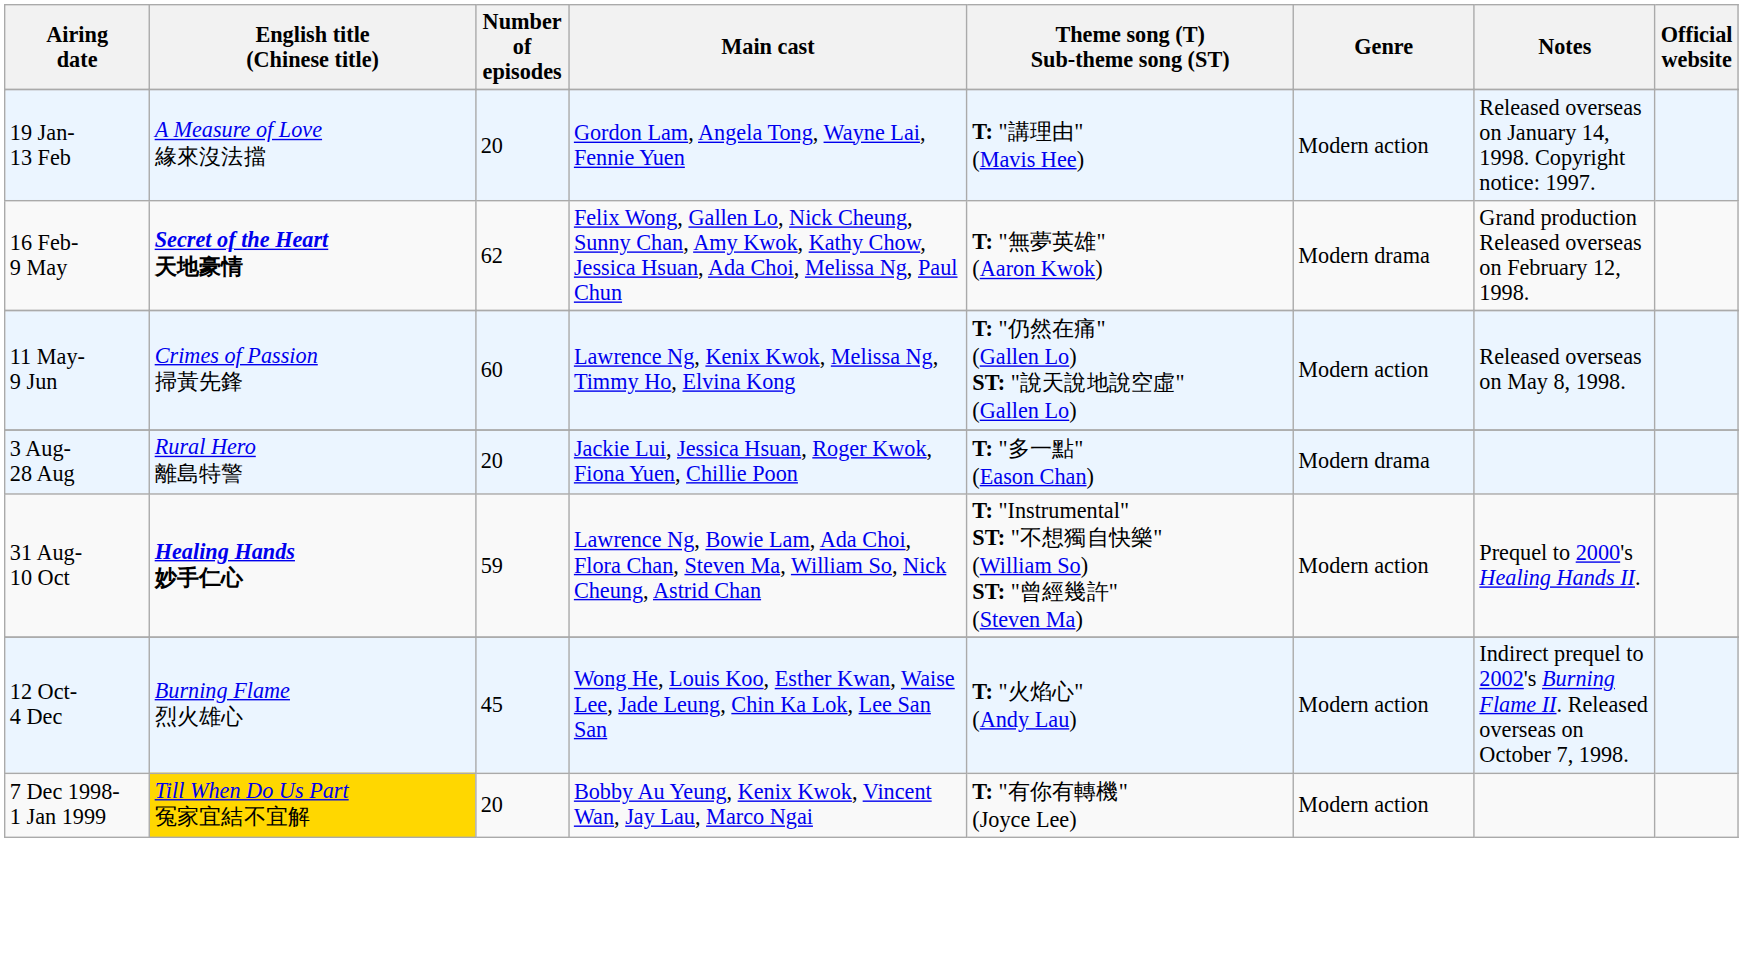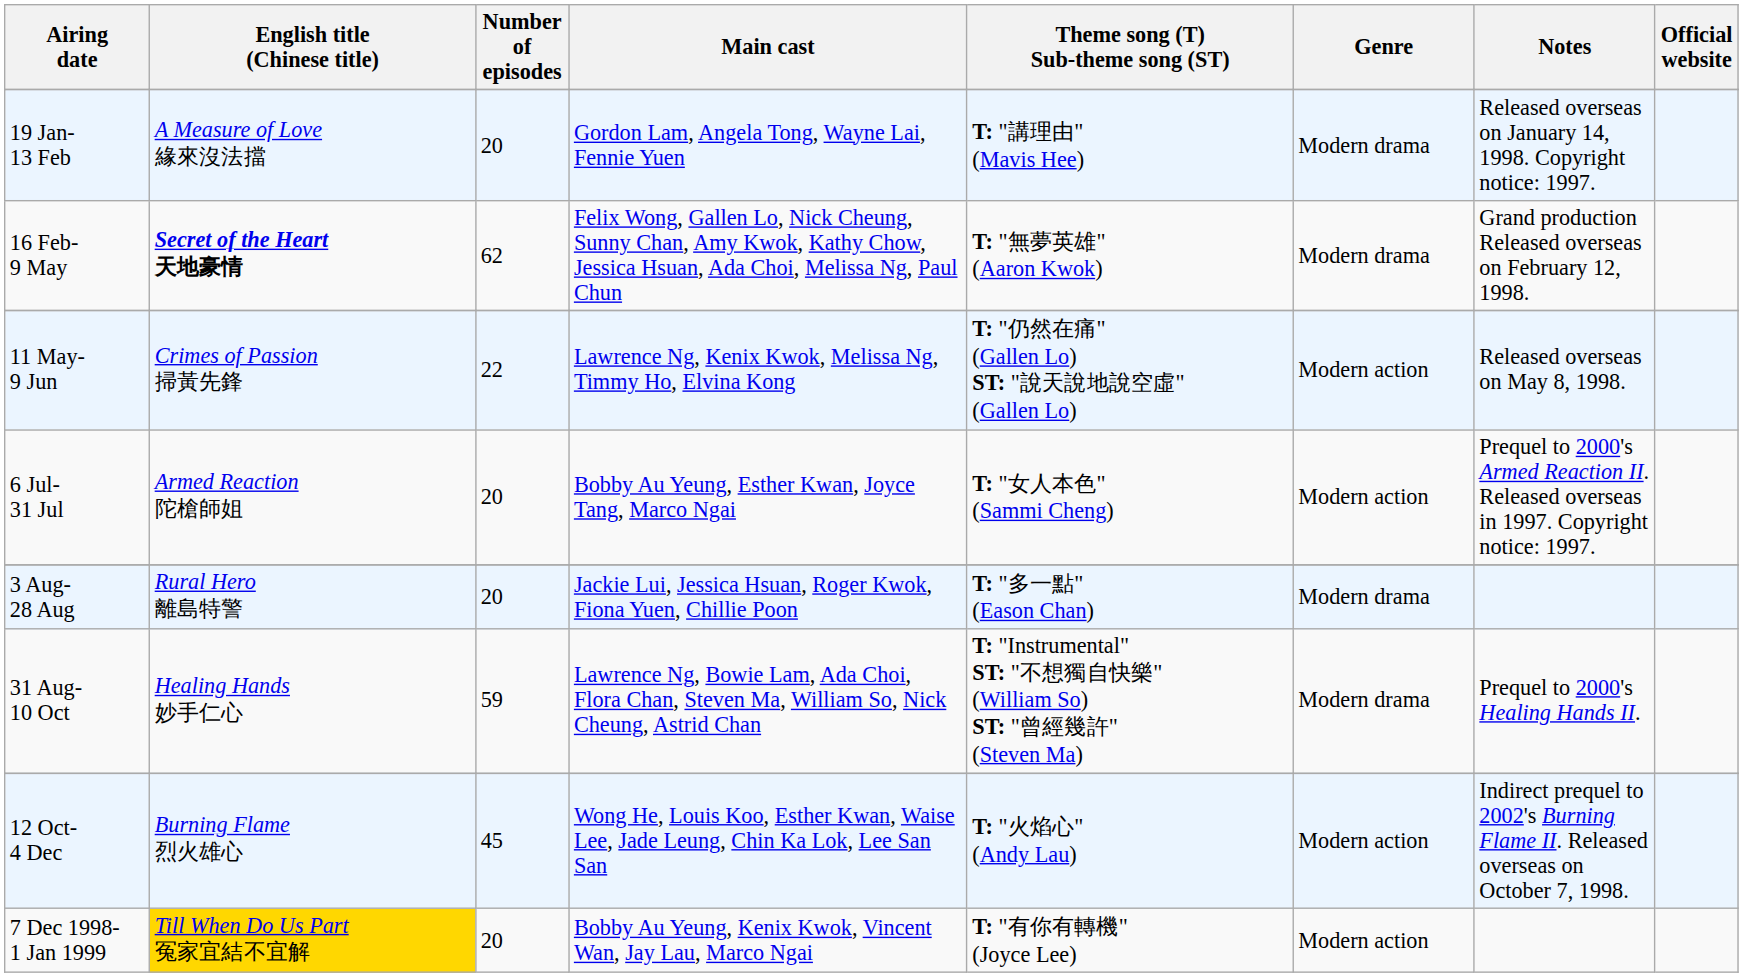(1363, 144) Modern action -> (1364, 144) Modern drama
(492, 369) 60 -> (492, 369) 22
+ row: (37, 496)
(225, 564) bold -> (222, 699) normal
(1363, 565) Modern action -> (1364, 700) Modern drama
